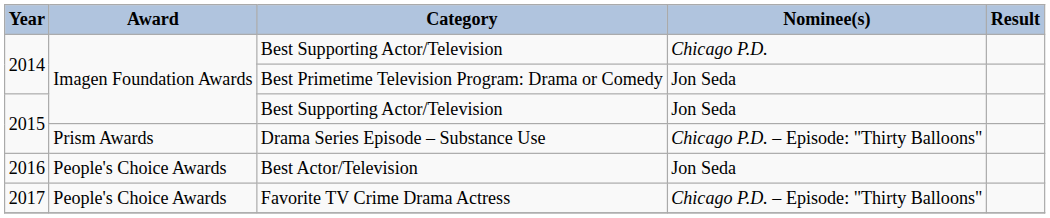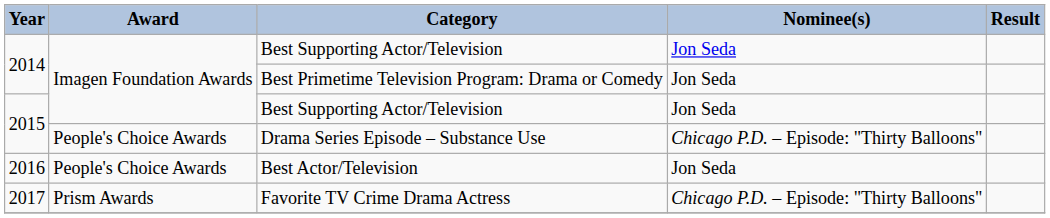(720, 49) Chicago P.D. -> (704, 49) Jon Seda
(103, 138) Prism Awards -> (140, 138) People's Choice Awards
(140, 198) People's Choice Awards -> (103, 198) Prism Awards
